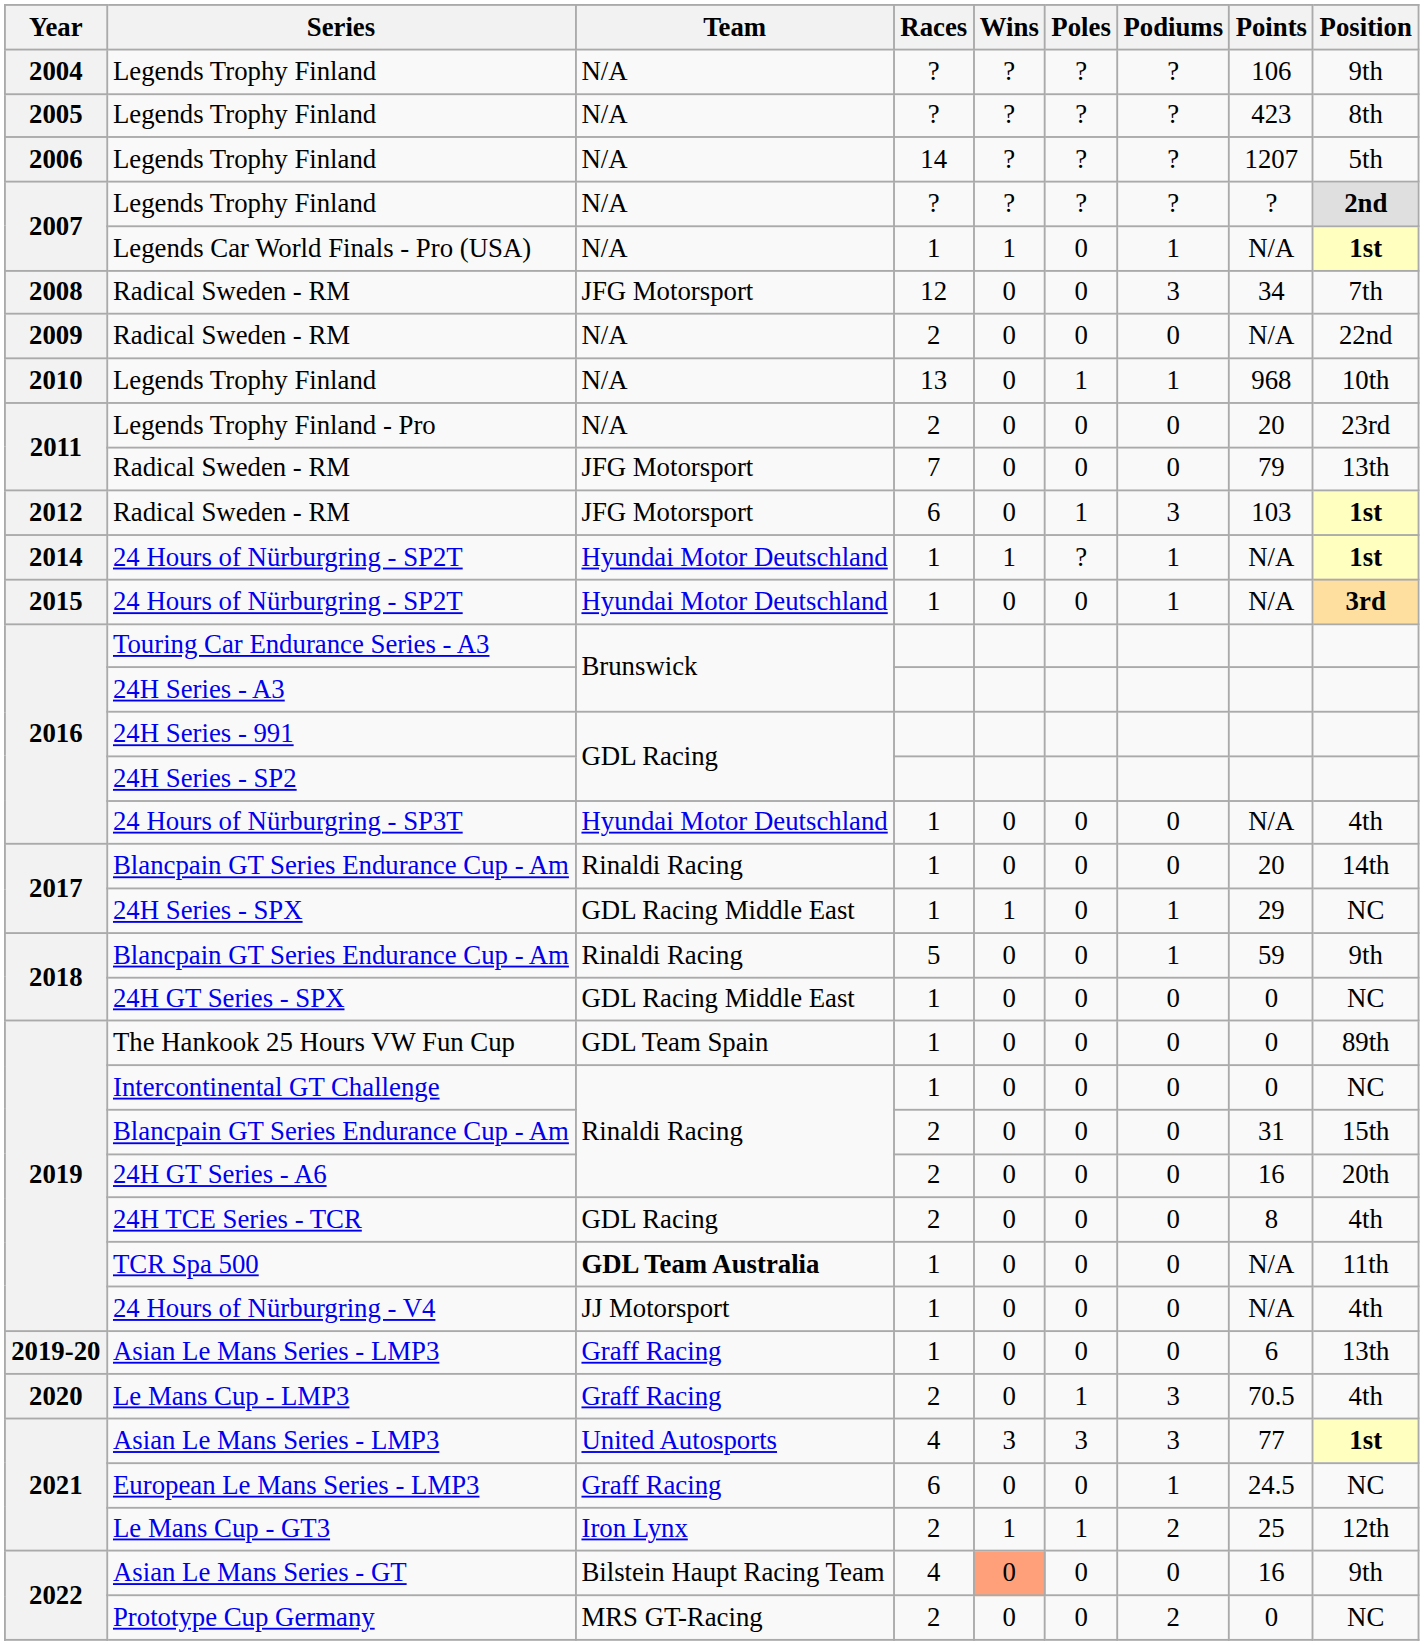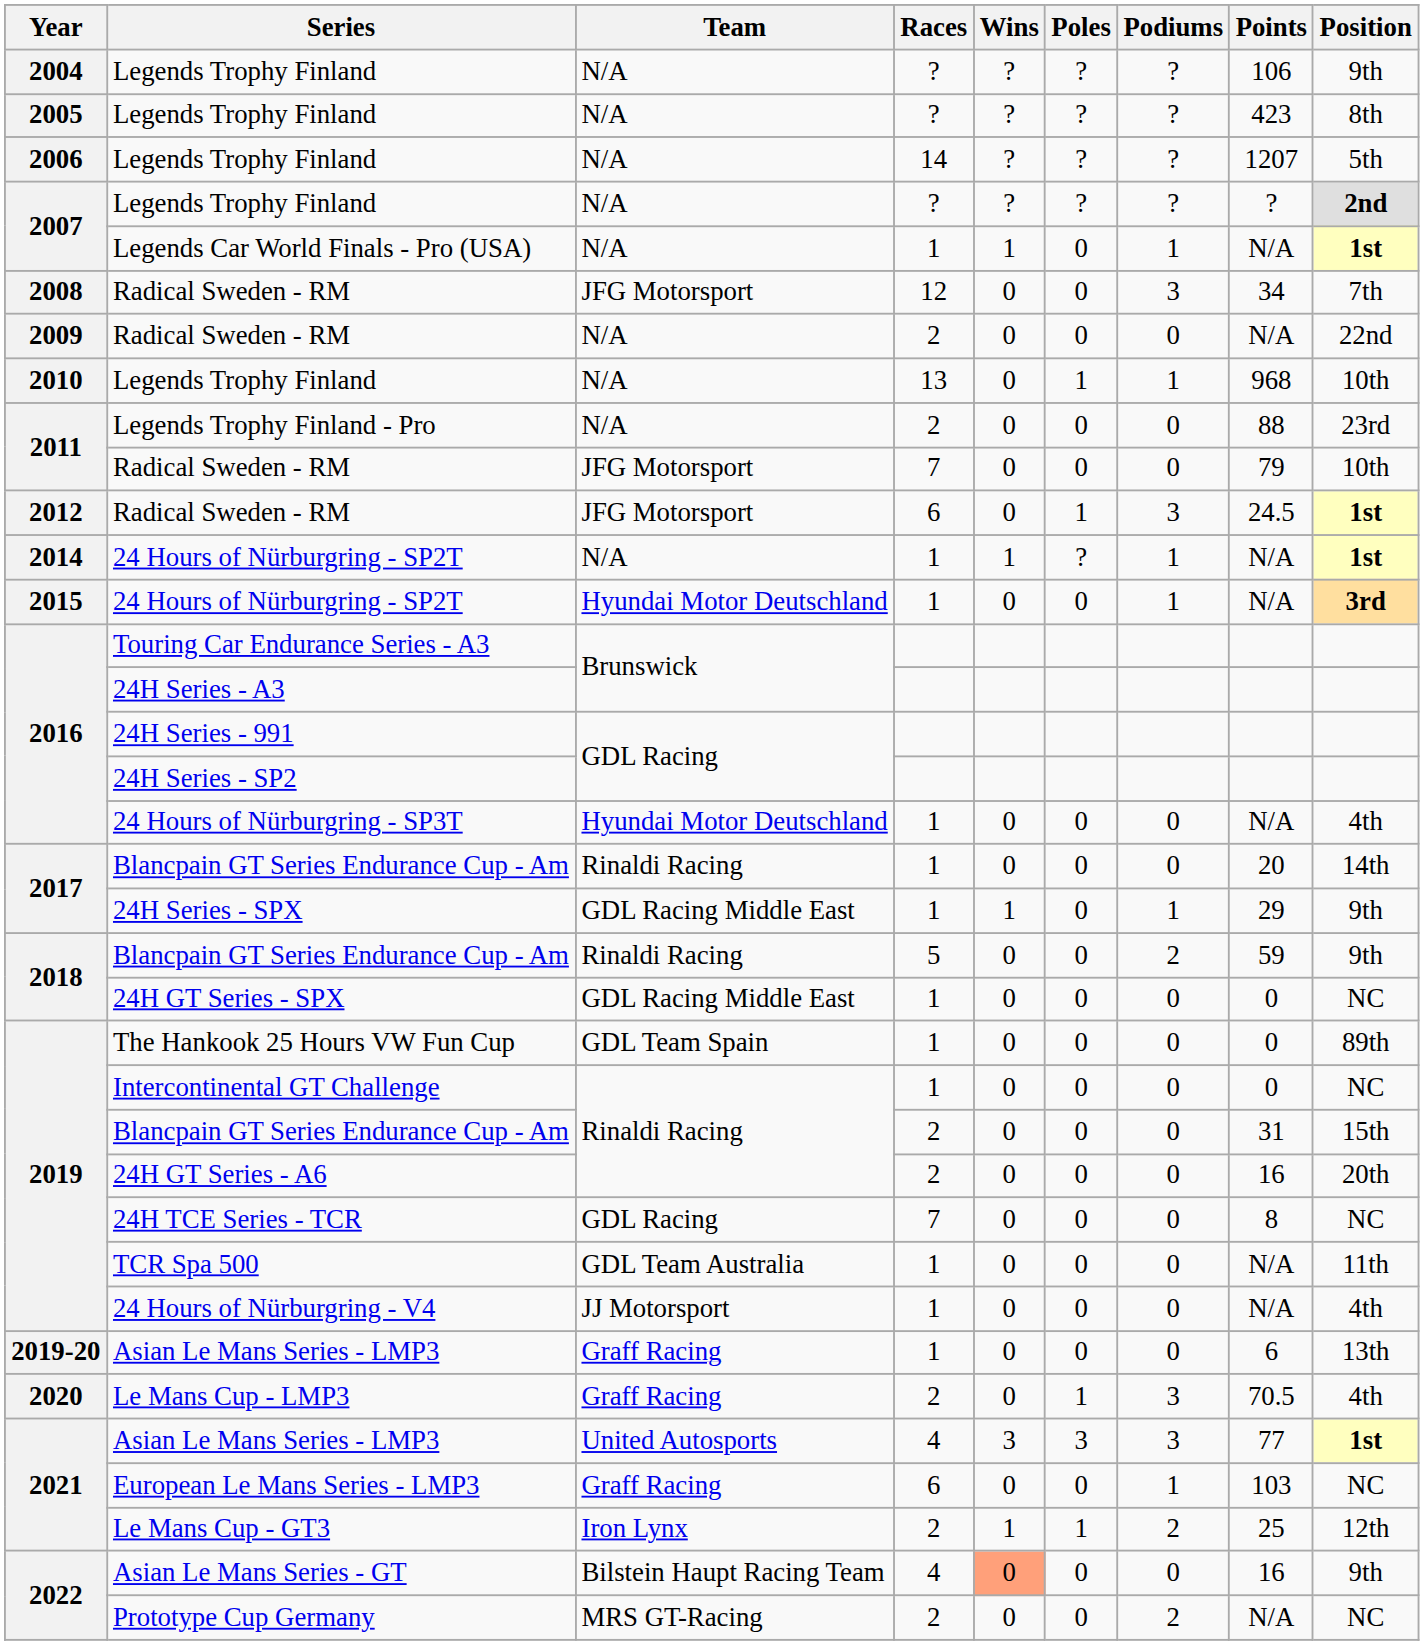(1271, 424) 20 -> (1271, 424) 88
(1366, 468) 13th -> (1366, 468) 10th
(1271, 512) 103 -> (1271, 512) 24.5
(735, 557) Hyundai Motor Deutschland -> (605, 557) N/A
(1366, 910) NC -> (1366, 910) 9th
(1173, 954) 1 -> (1173, 954) 2
(934, 1219) 2 -> (934, 1219) 7
(1366, 1219) 4th -> (1366, 1219) NC
(700, 1263) bold -> (693, 1263) normal
(1271, 1484) 24.5 -> (1271, 1484) 103
(1271, 1617) 0 -> (1271, 1617) N/A
